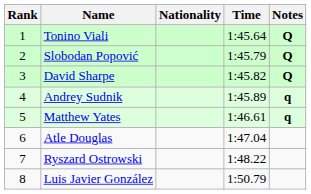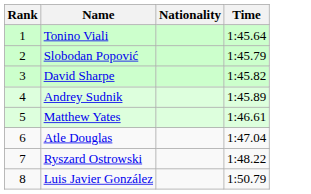- column: (288, 14)
